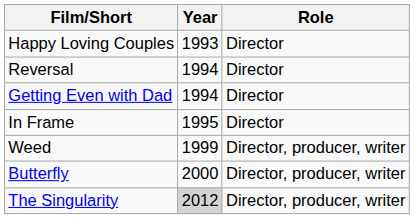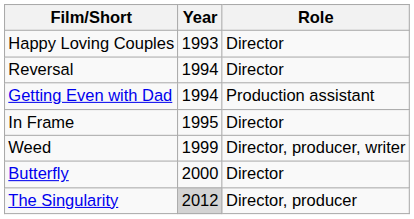(255, 95) Director -> (300, 95) Production assistant
(316, 174) Director, producer, writer -> (255, 174) Director
(316, 200) Director, producer, writer -> (291, 200) Director, producer
